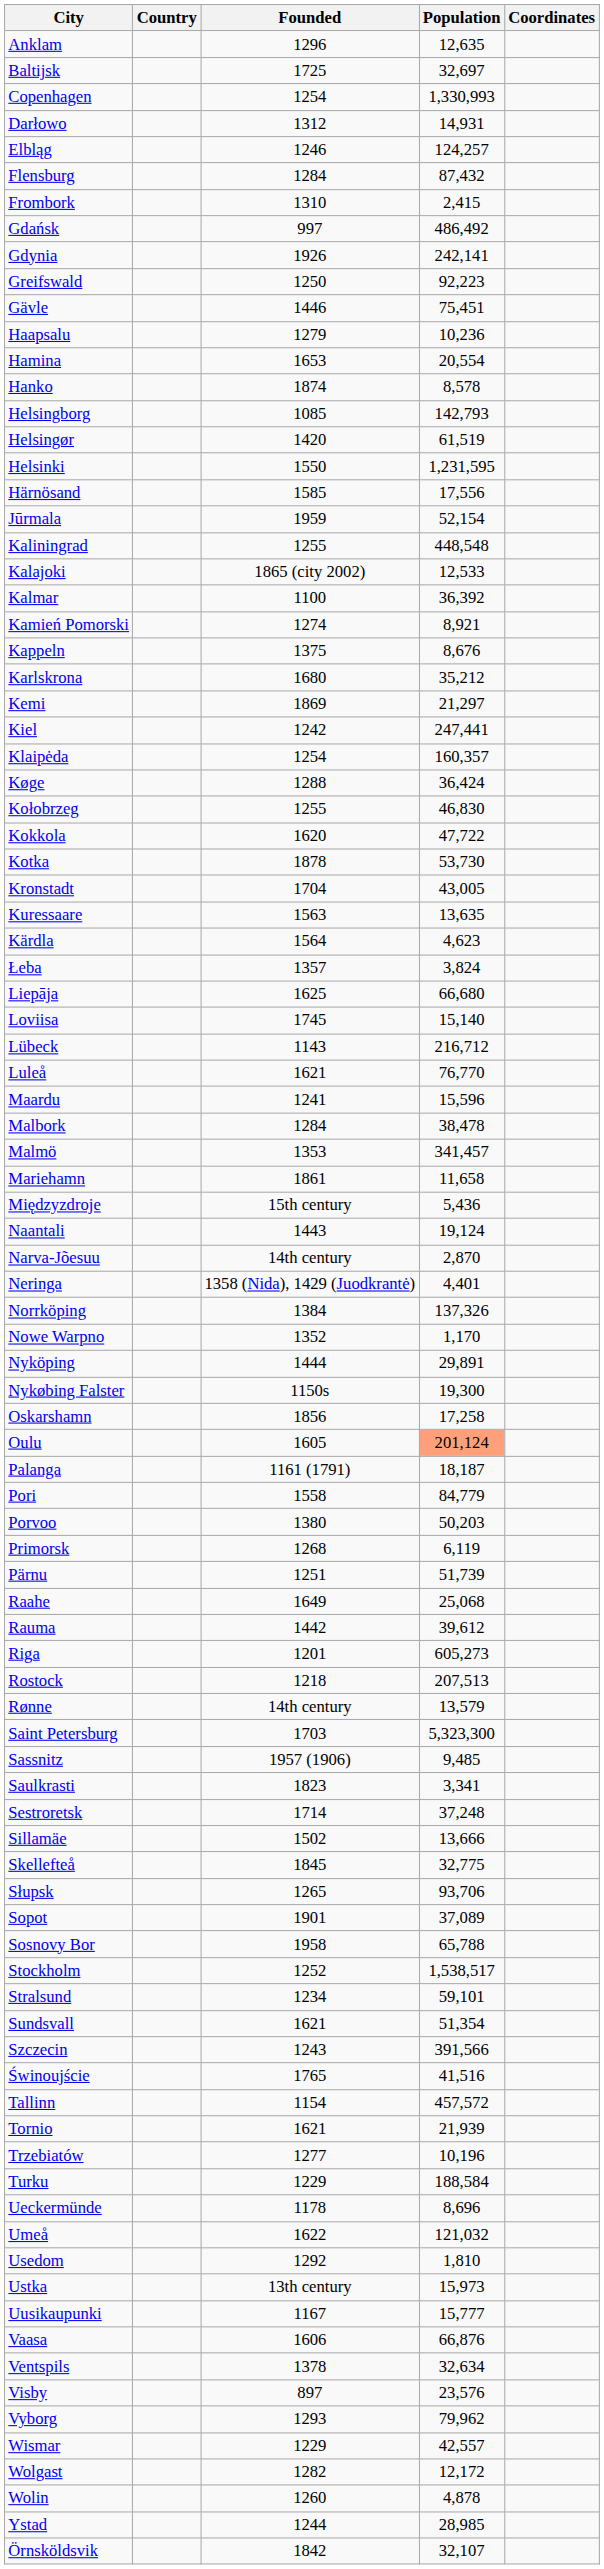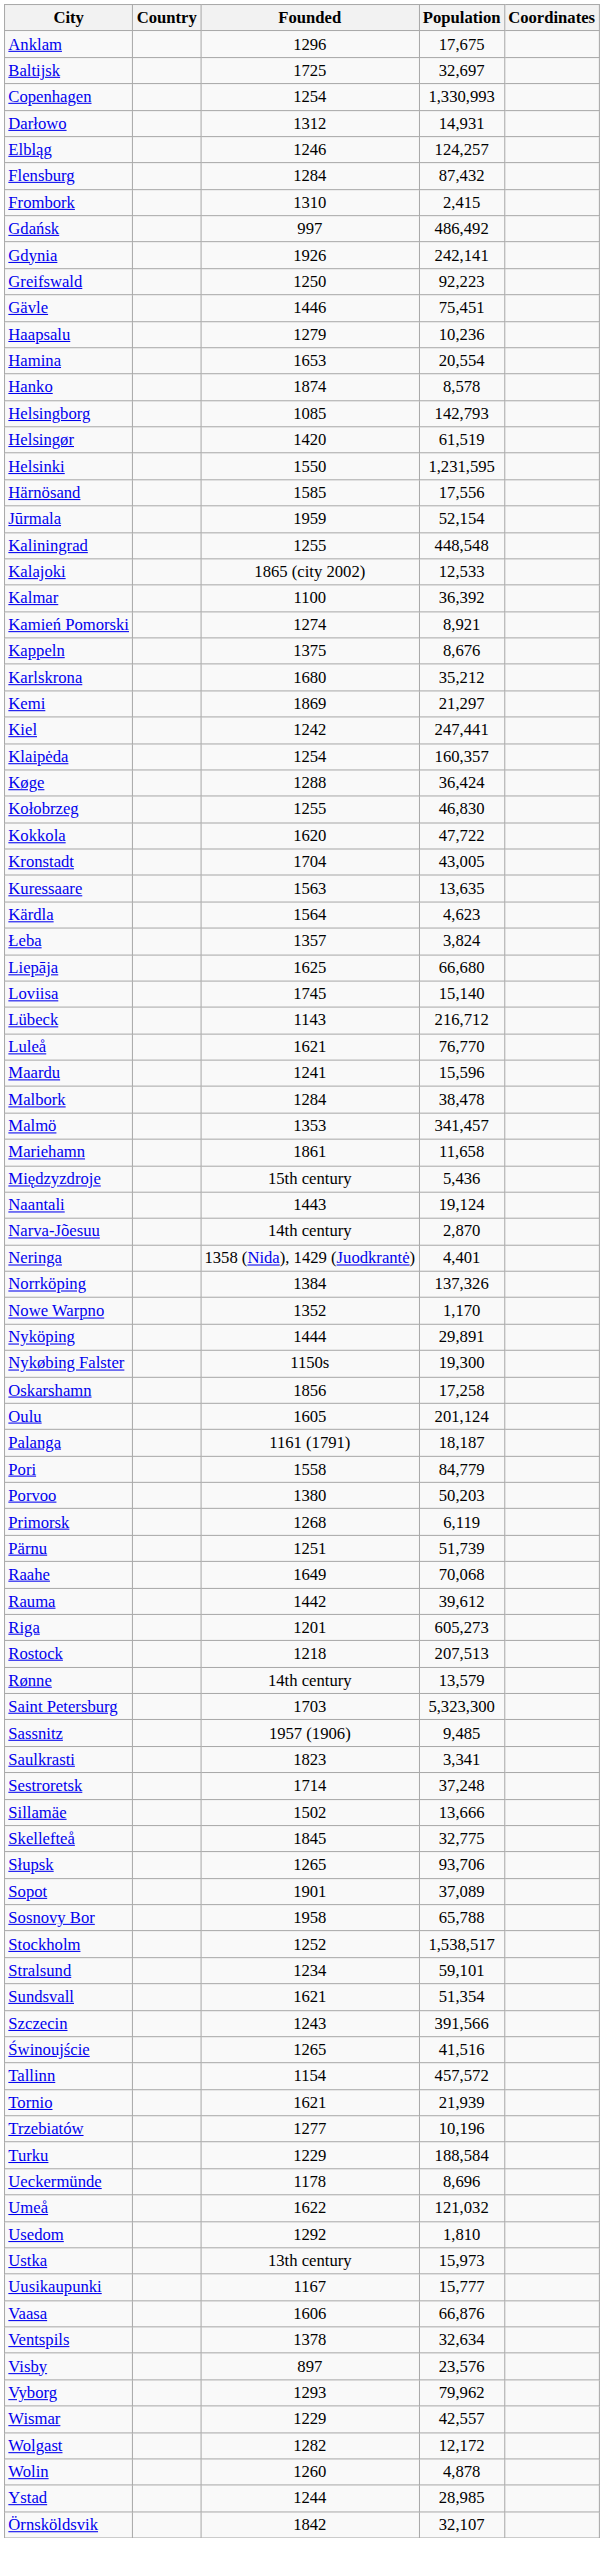(462, 44) 12,635 -> (462, 44) 17,675
- row: (29, 862)
(462, 1442) lightsalmon background -> (462, 1416) no background
(462, 1601) 25,068 -> (462, 1574) 70,068
(310, 2076) 1765 -> (310, 2049) 1265
